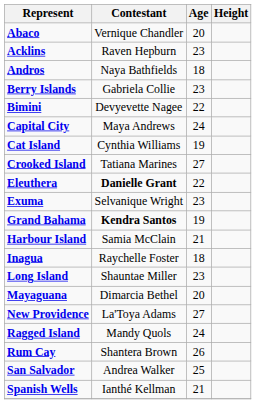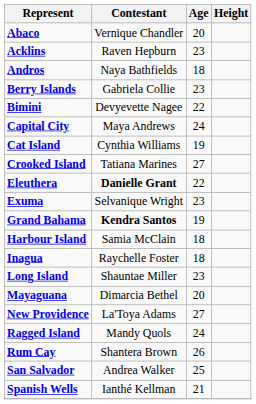(199, 239) 21 -> (199, 239) 18
